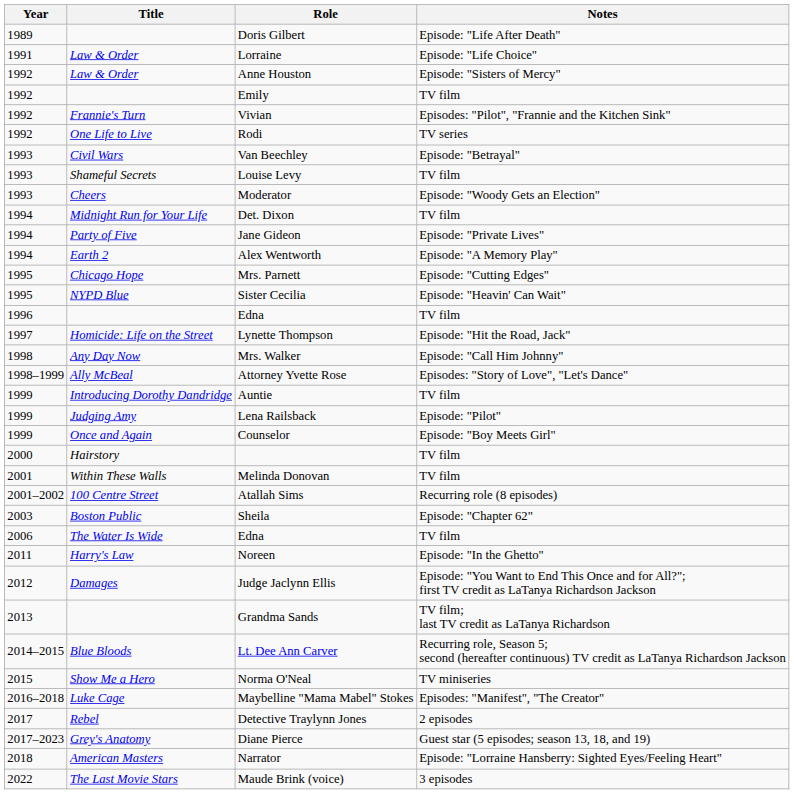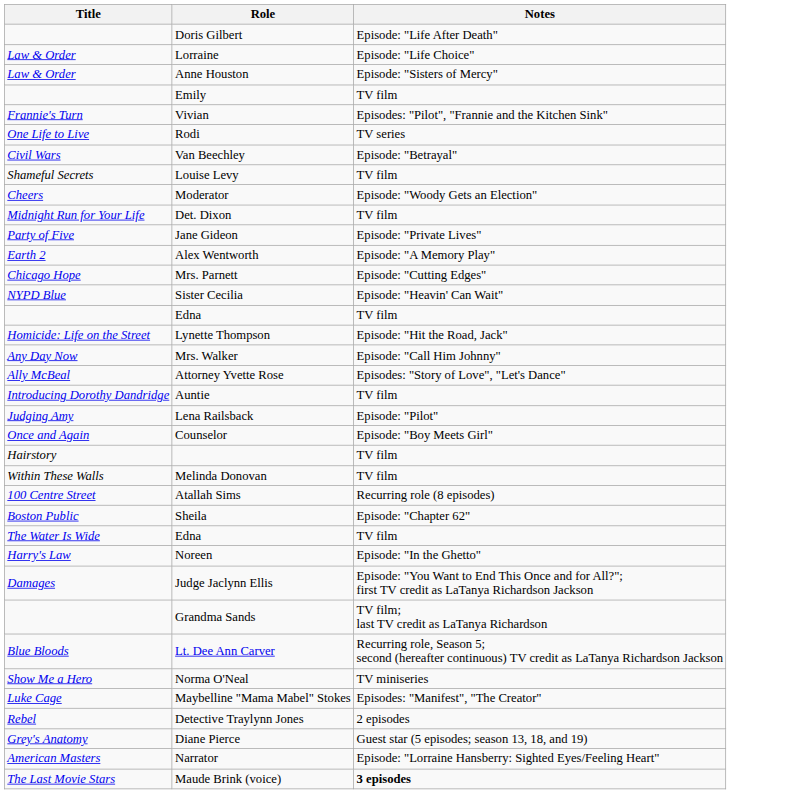- column: (36, 14)
(446, 778) normal -> (384, 778) bold
